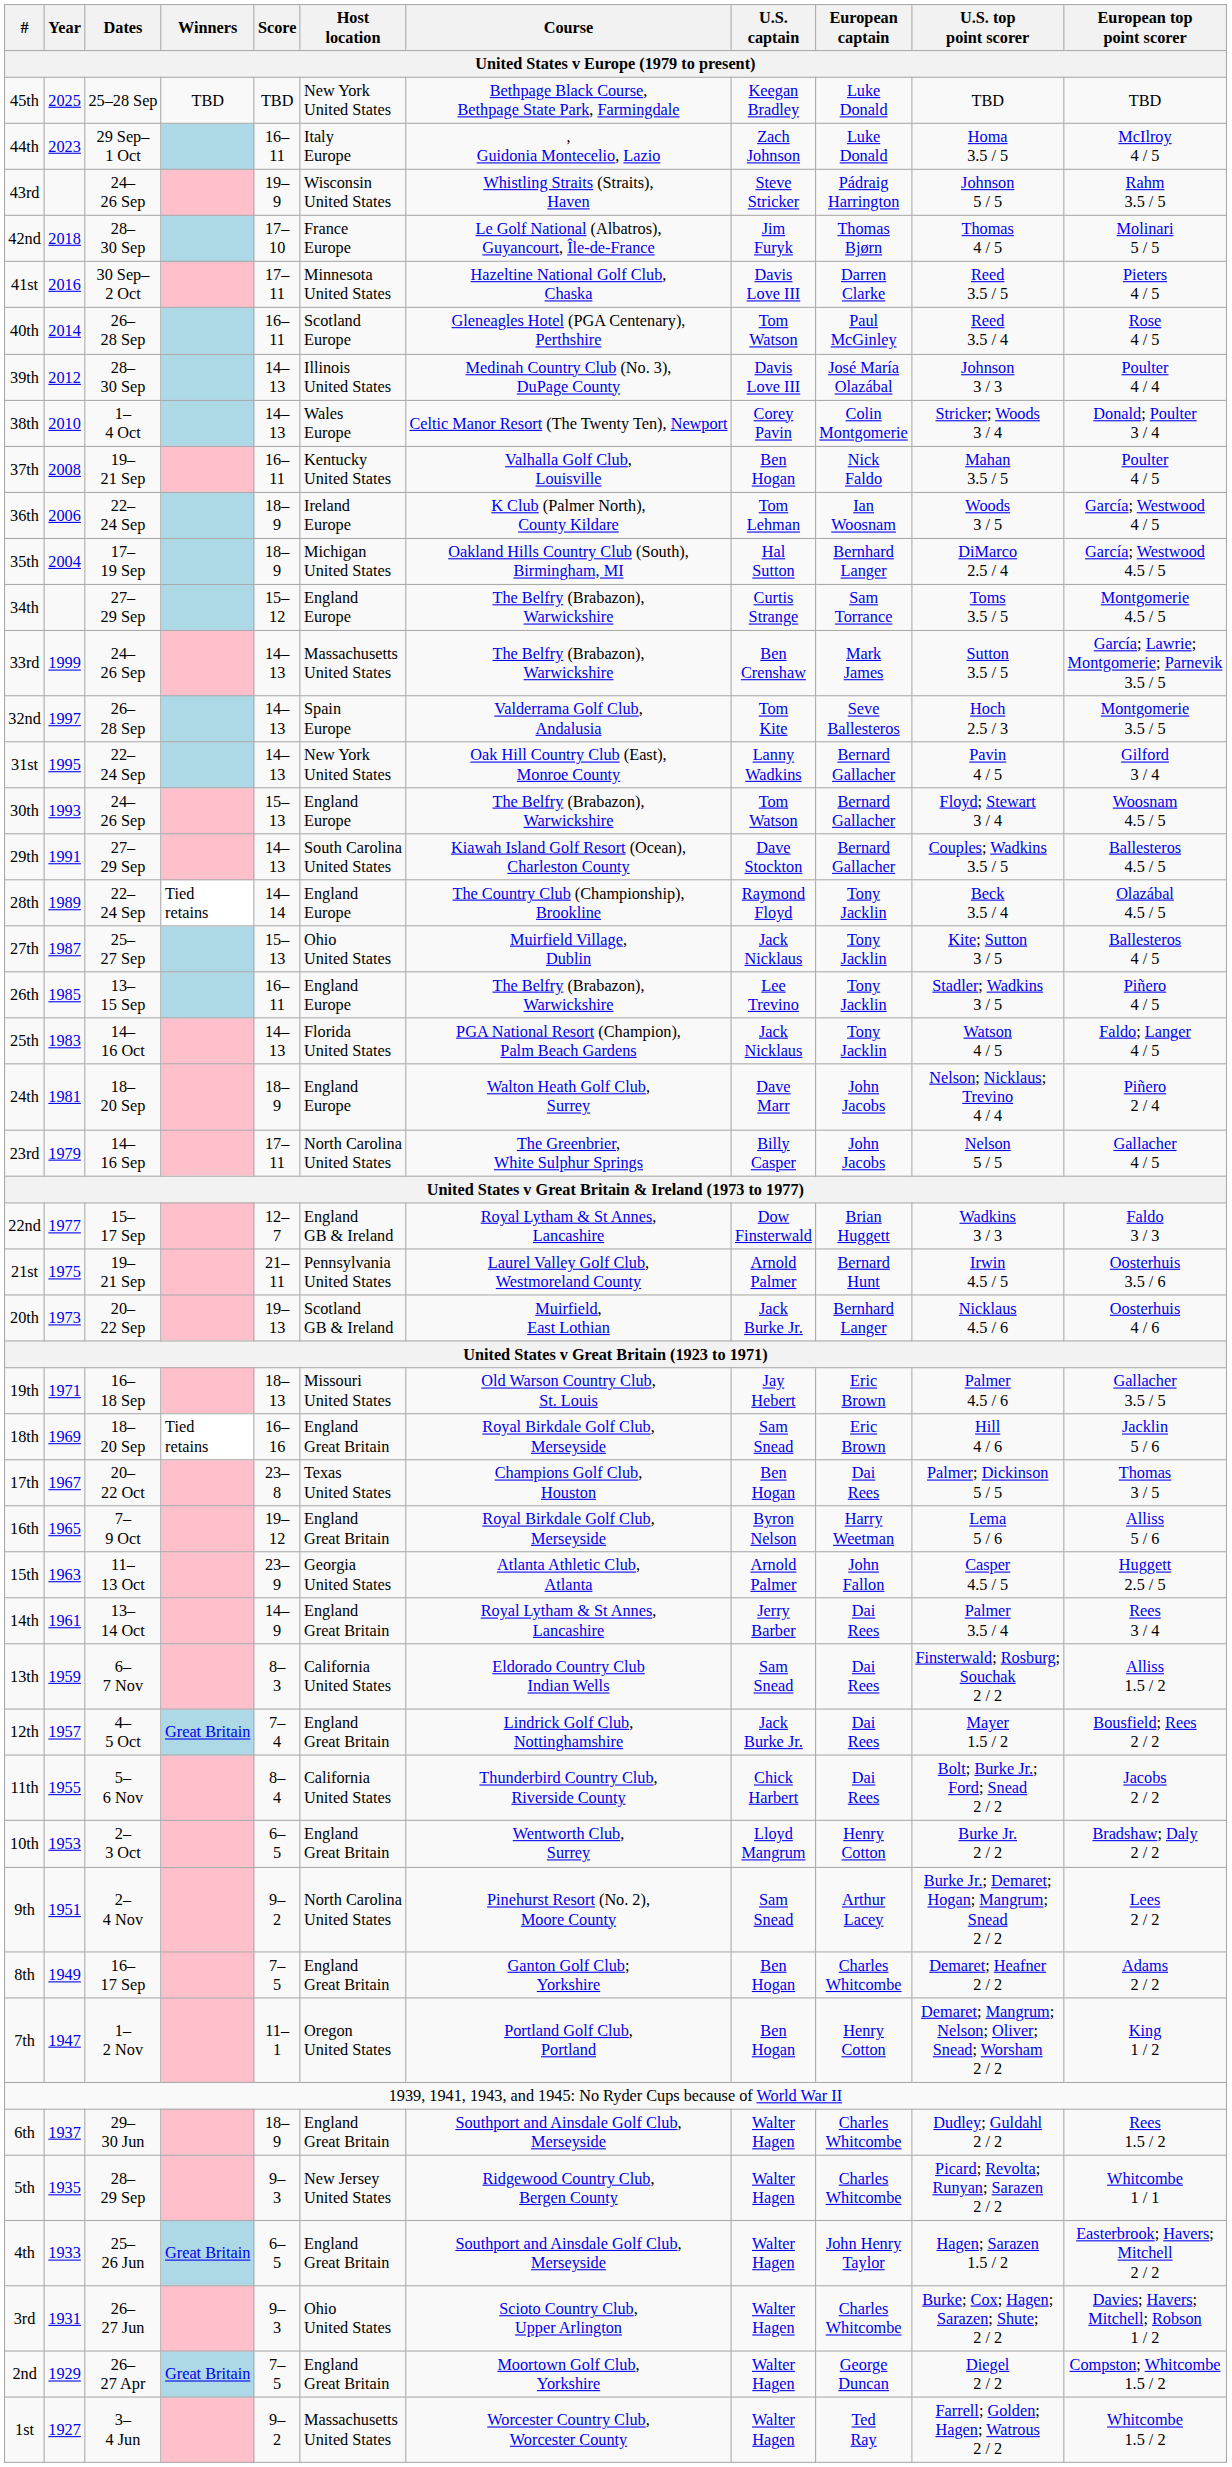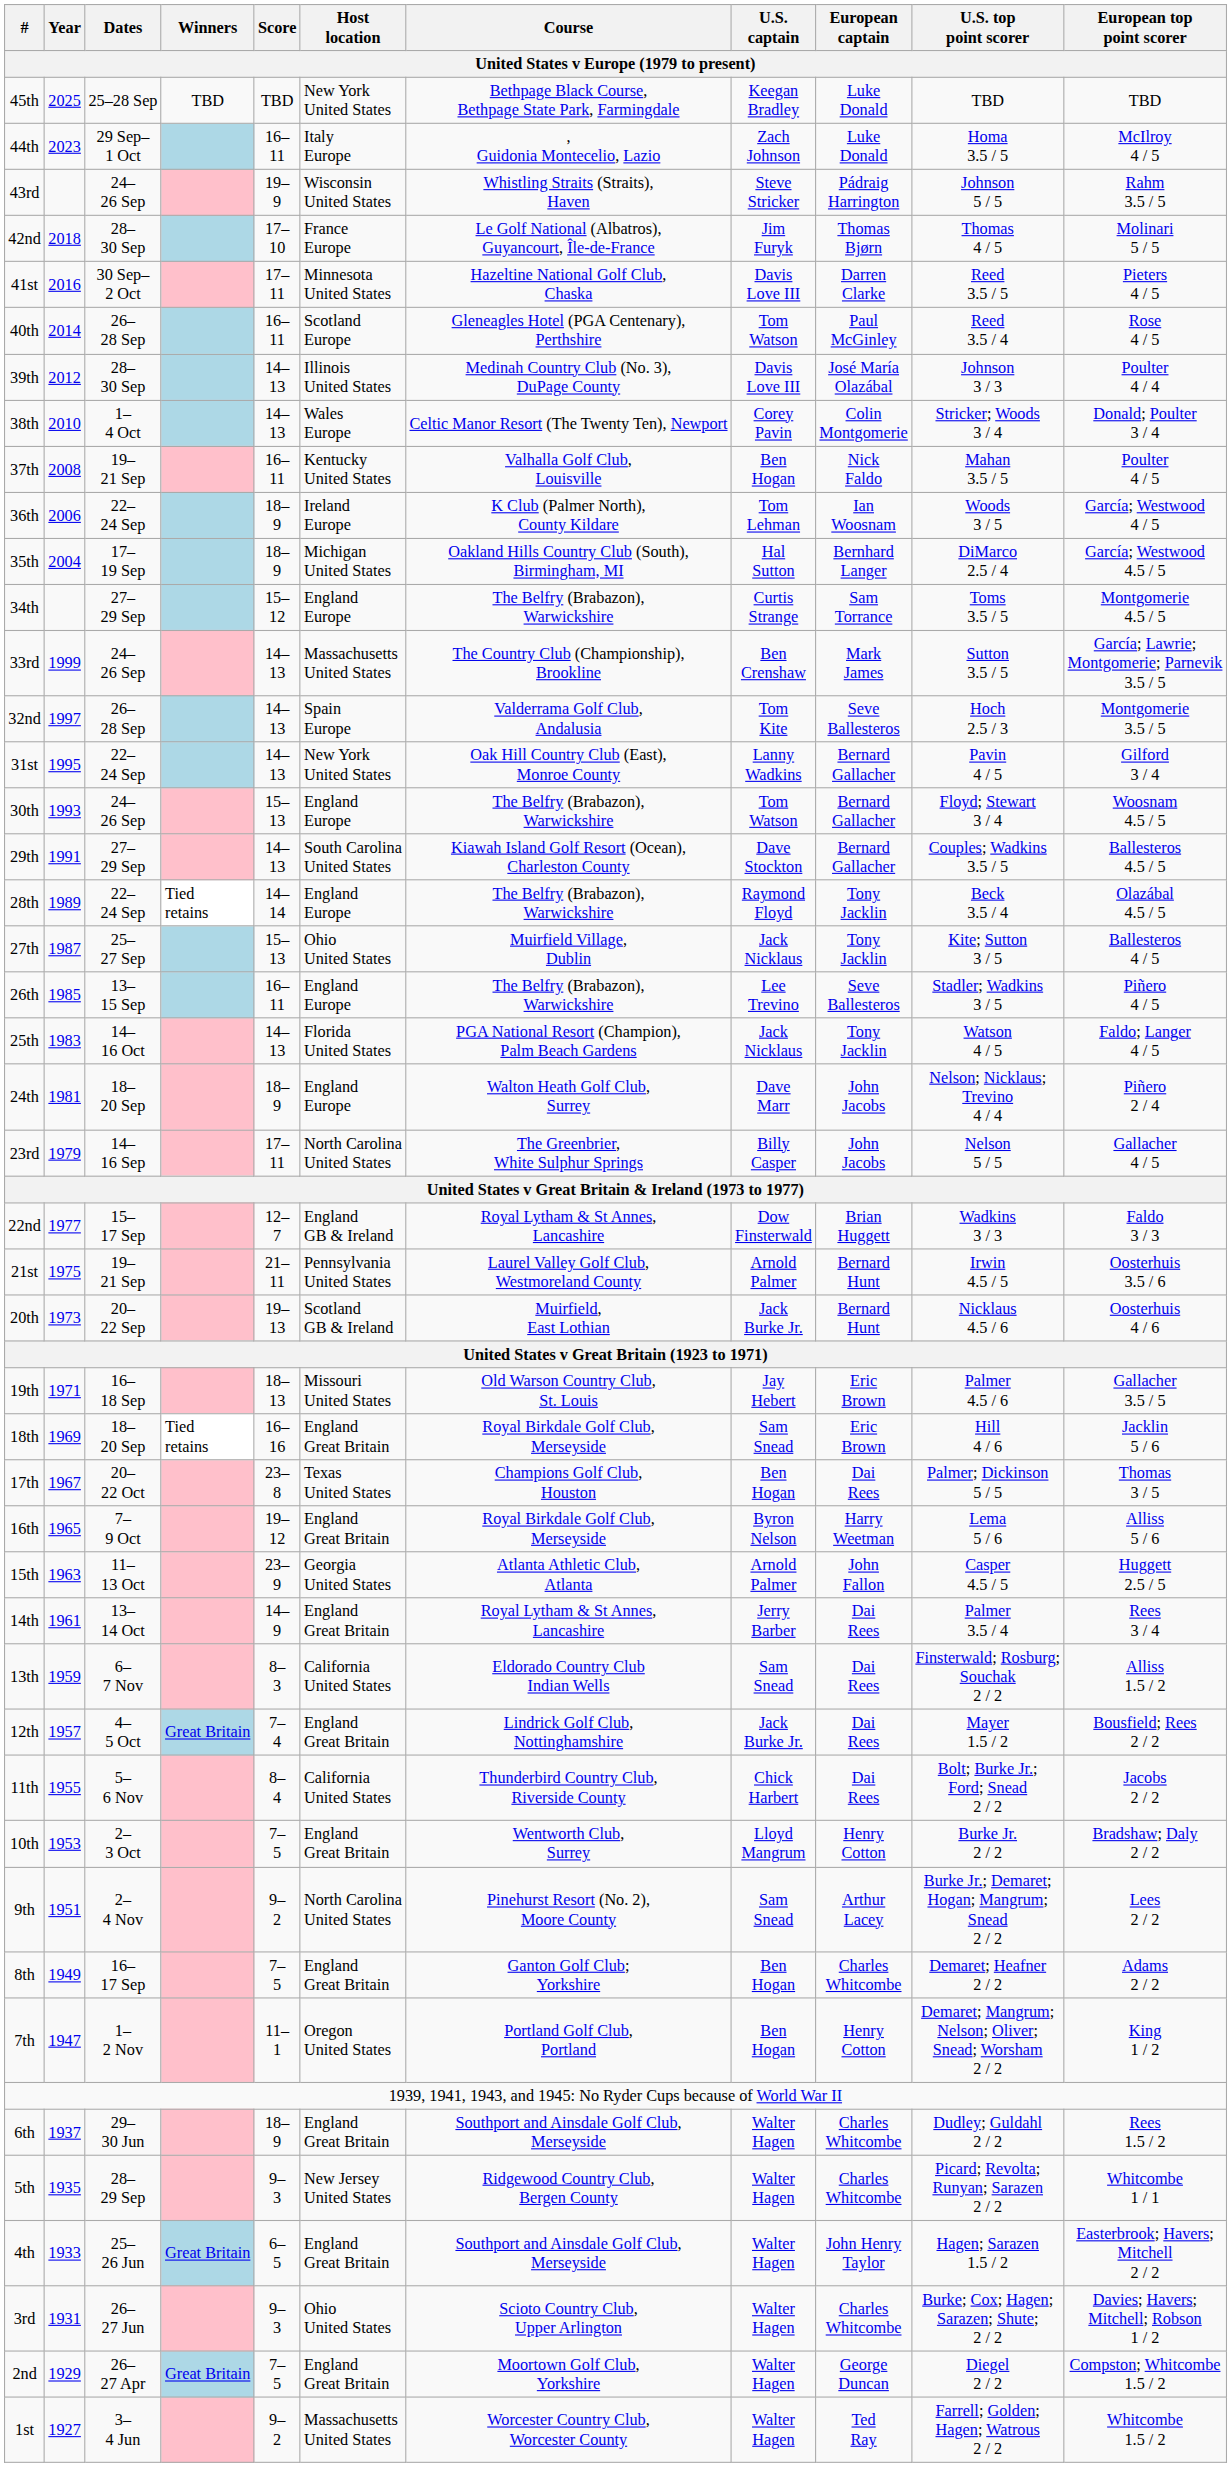(569, 663) The Belfry (Brabazon), Warwickshire -> (569, 663) The Country Club (Championship), Brookline
(569, 903) The Country Club (Championship), Brookline -> (569, 903) The Belfry (Brabazon), Warwickshire
(864, 995) Tony Jacklin -> (864, 995) Seve Ballesteros
(864, 1317) Bernhard Langer -> (864, 1317) Bernard Hunt
(277, 1843) 6– 5 -> (277, 1843) 7– 5
